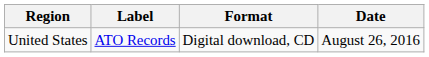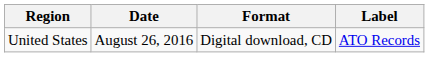columns swapped: (371, 16) <-> (135, 16)
